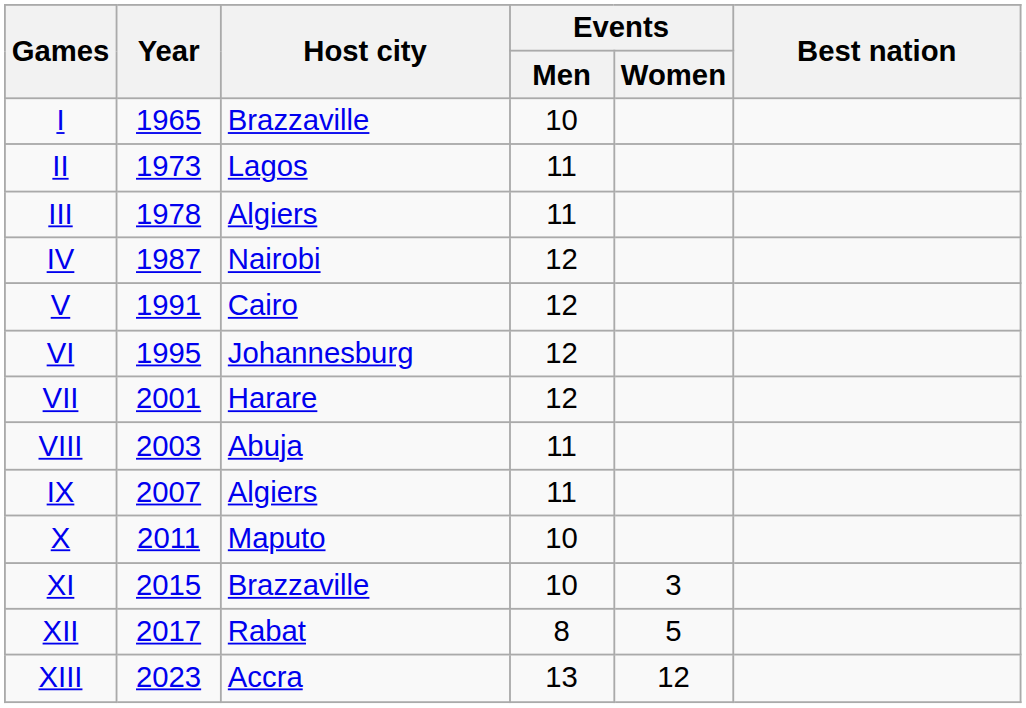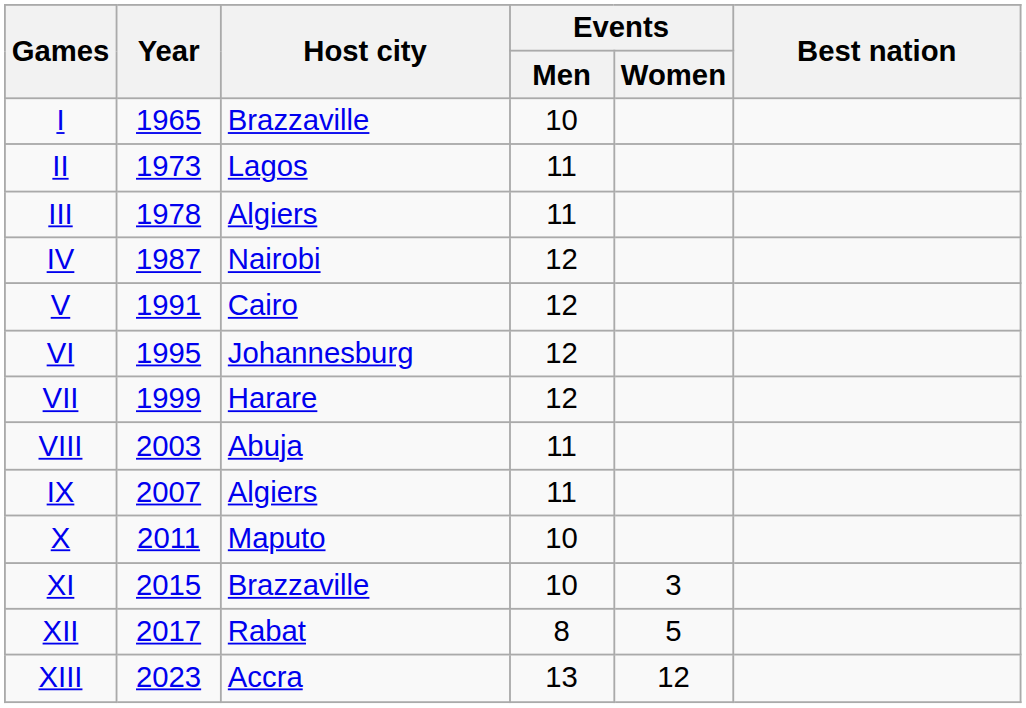(169, 399) 2001 -> (169, 399) 1999
